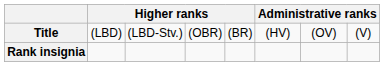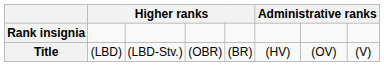rows swapped: (46, 33) <-> (46, 52)
